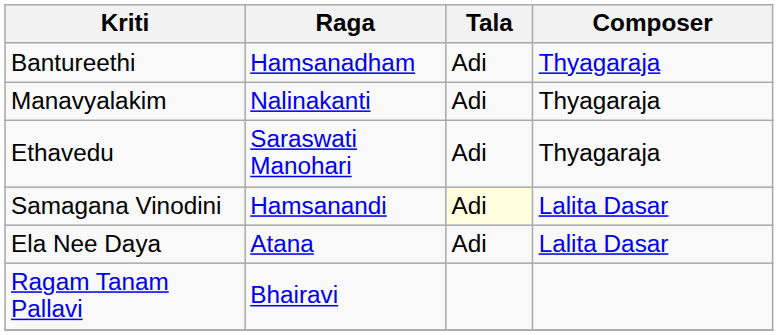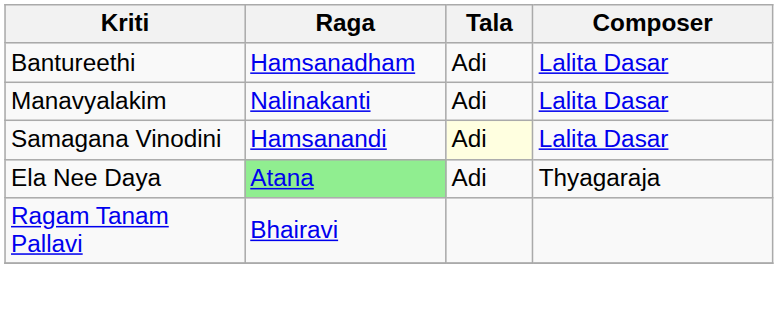(599, 62) Thyagaraja -> (604, 62) Lalita Dasar
(599, 100) Thyagaraja -> (604, 100) Lalita Dasar
- row: (62, 153)
(282, 243) no background -> (282, 178) lightgreen background
(604, 243) Lalita Dasar -> (599, 178) Thyagaraja
